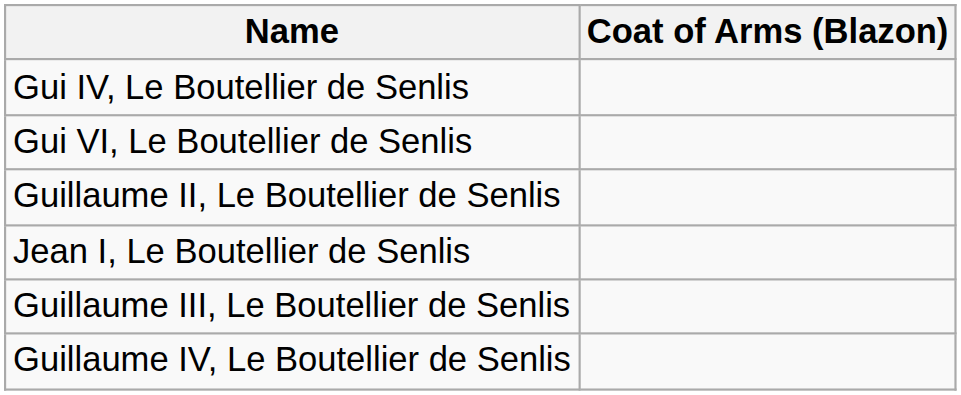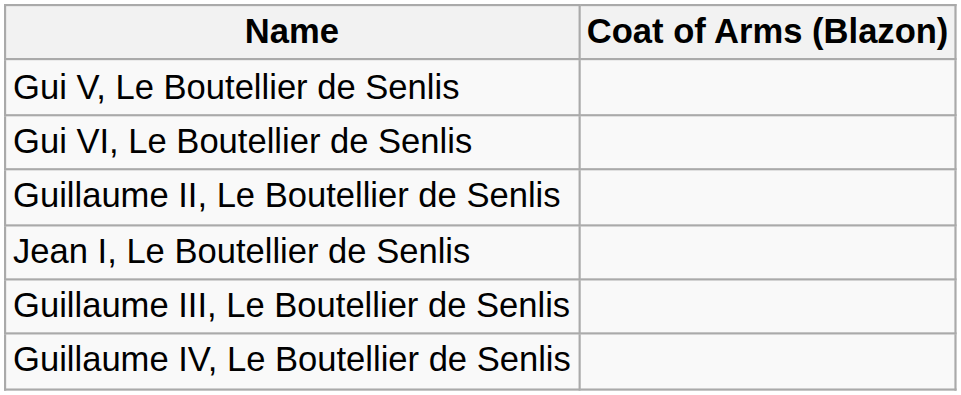- row: (241, 86)
+ row: (236, 86)
